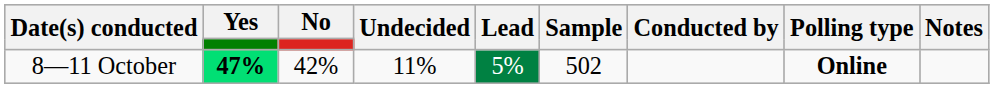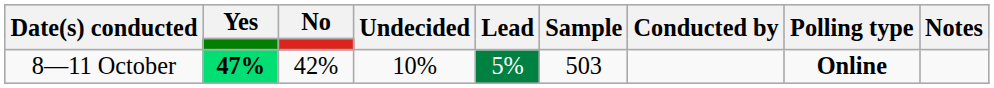(415, 66) 11% -> (415, 66) 10%
(584, 66) 502 -> (584, 66) 503
